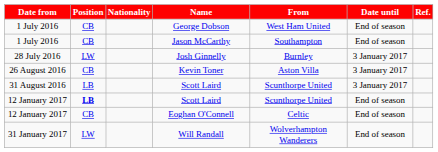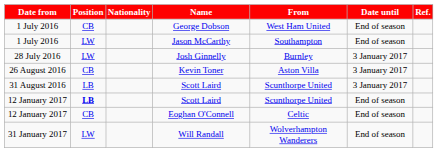(88, 41) CB -> (88, 41) LW
